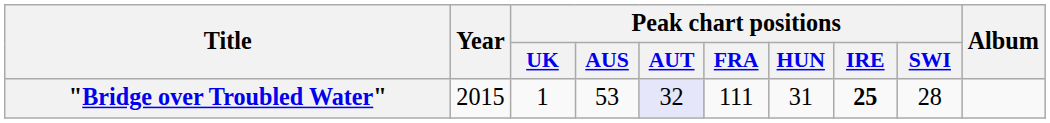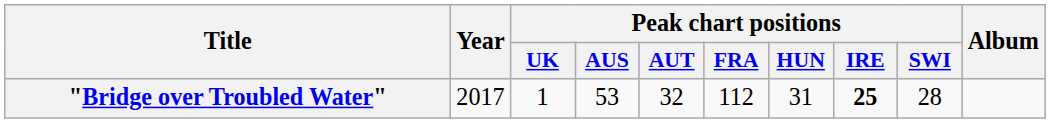(480, 97) 2015 -> (480, 97) 2017
(672, 97) lavender background -> (672, 97) no background
(736, 97) 111 -> (736, 97) 112
